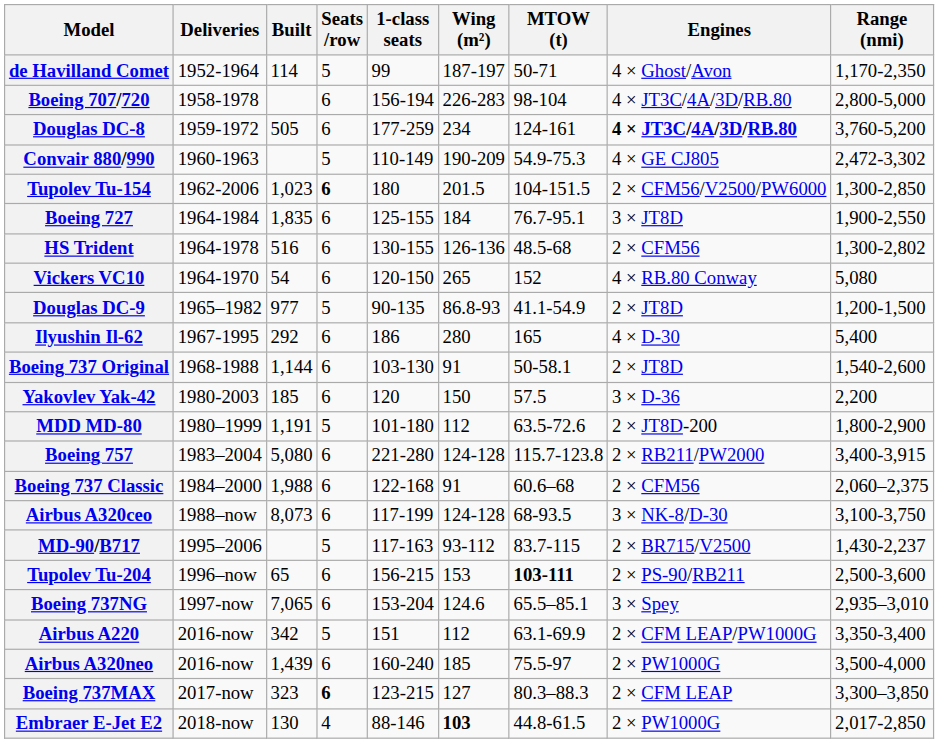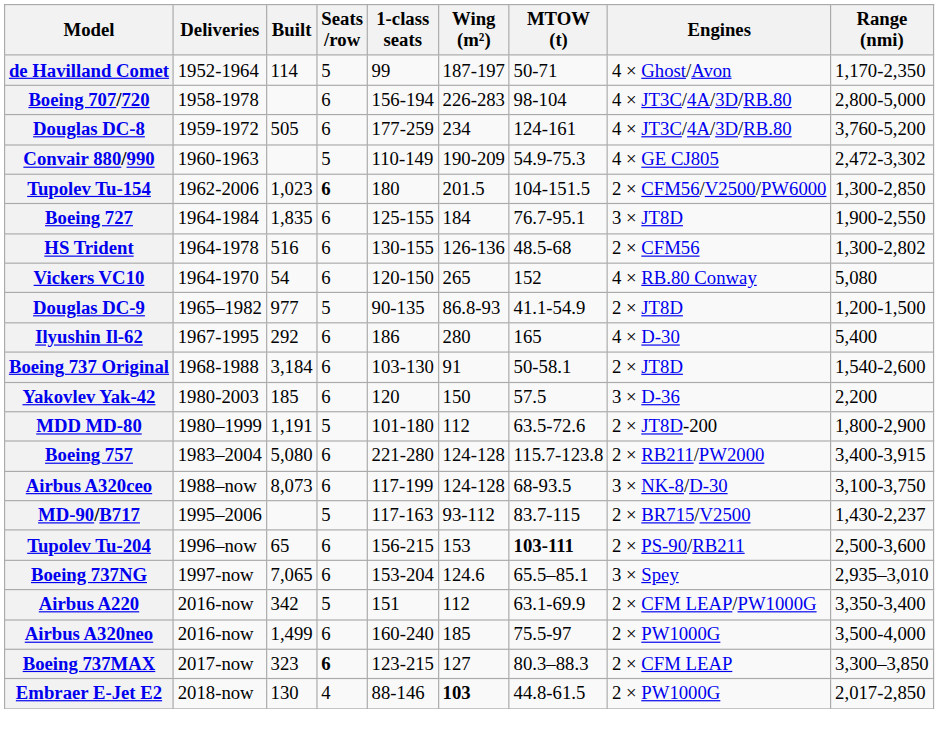(704, 129) bold -> (702, 129) normal
(292, 366) 1,144 -> (292, 366) 3,184
- row: (89, 485)
(292, 663) 1,439 -> (292, 634) 1,499
